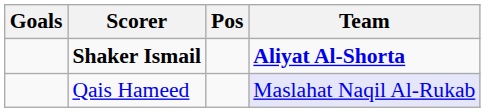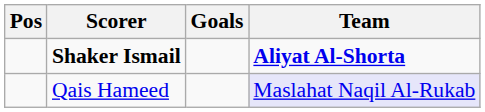columns swapped: (227, 21) <-> (36, 21)
